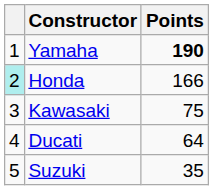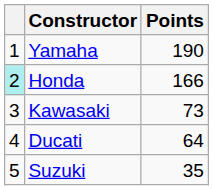(188, 50) bold -> (188, 50) normal
(193, 110) 75 -> (193, 110) 73
